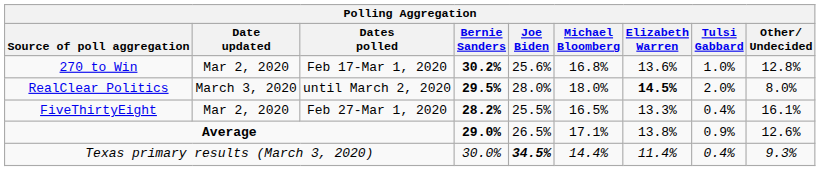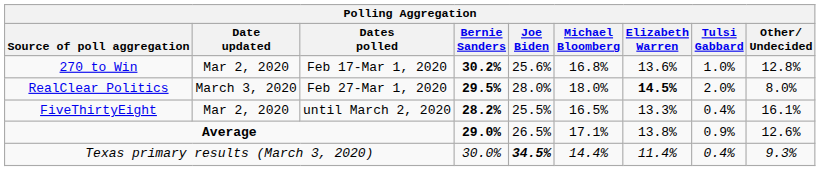(377, 88) until March 2, 2020 -> (377, 88) Feb 27-Mar 1, 2020
(377, 110) Feb 27-Mar 1, 2020 -> (377, 110) until March 2, 2020
